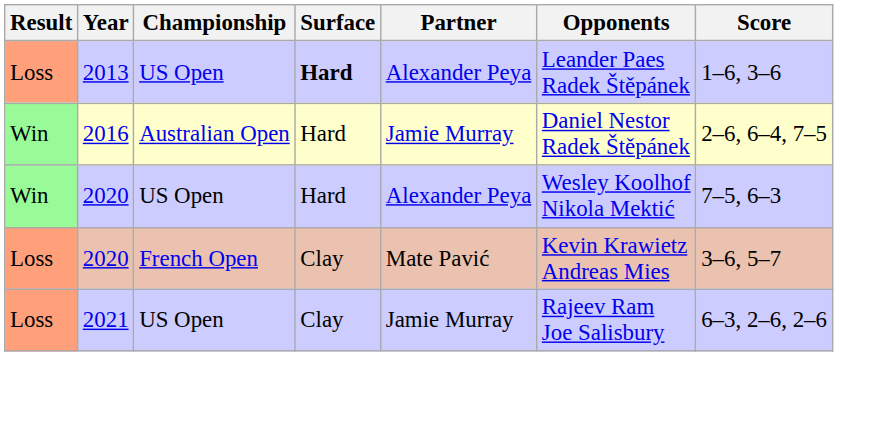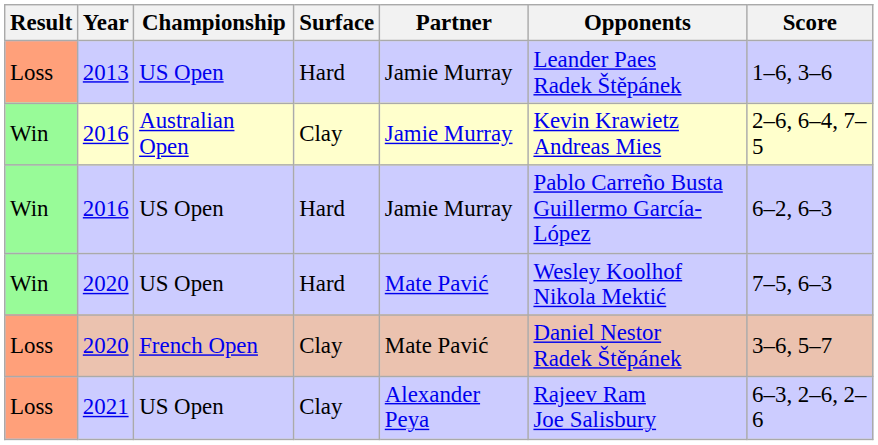(326, 71) bold -> (322, 71) normal
(459, 71) Alexander Peya -> (449, 71) Jamie Murray
(323, 133) Hard -> (321, 133) Clay
(616, 133) Daniel Nestor Radek Štěpánek -> (606, 133) Kevin Krawietz Andreas Mies
+ row: (106, 208)
(459, 195) Alexander Peya -> (437, 283) Mate Pavić
(615, 257) Kevin Krawietz Andreas Mies -> (607, 345) Daniel Nestor Radek Štěpánek
(450, 319) Jamie Murray -> (432, 407) Alexander Peya
